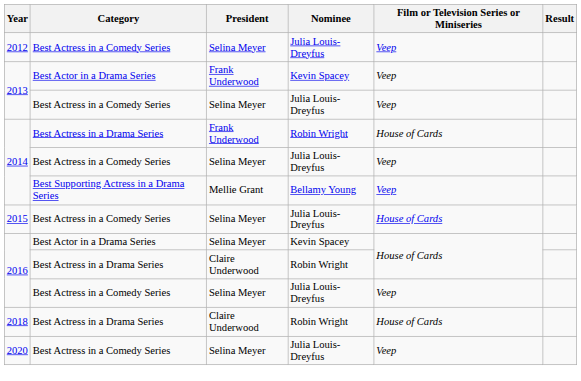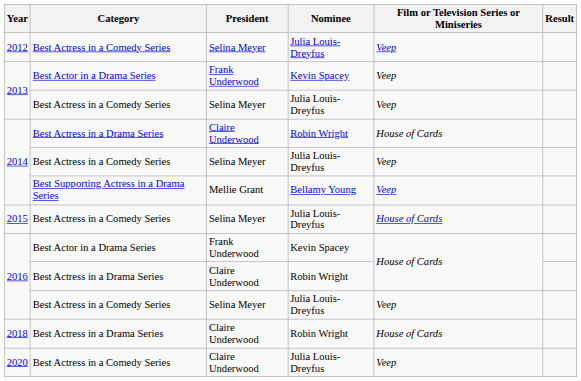(234, 133) Frank Underwood -> (234, 133) Claire Underwood
(237, 241) Selina Meyer -> (234, 247) Frank Underwood
(237, 350) Selina Meyer -> (234, 362) Claire Underwood
